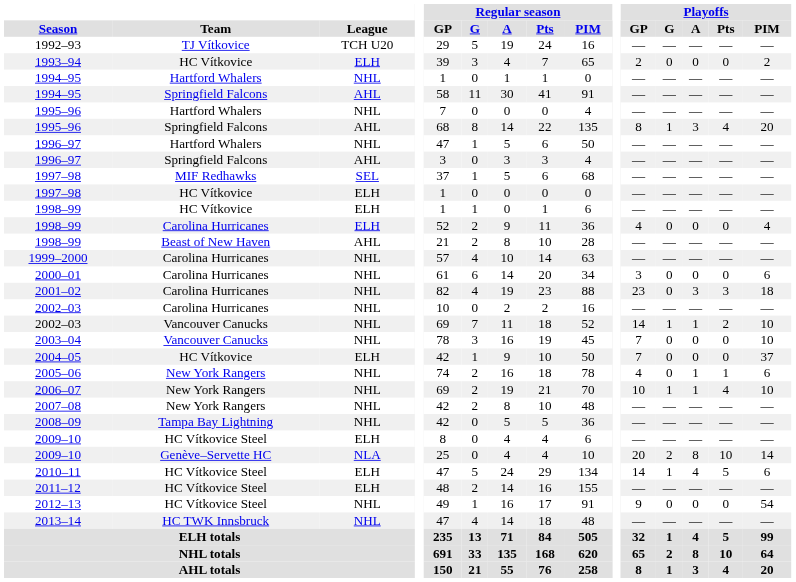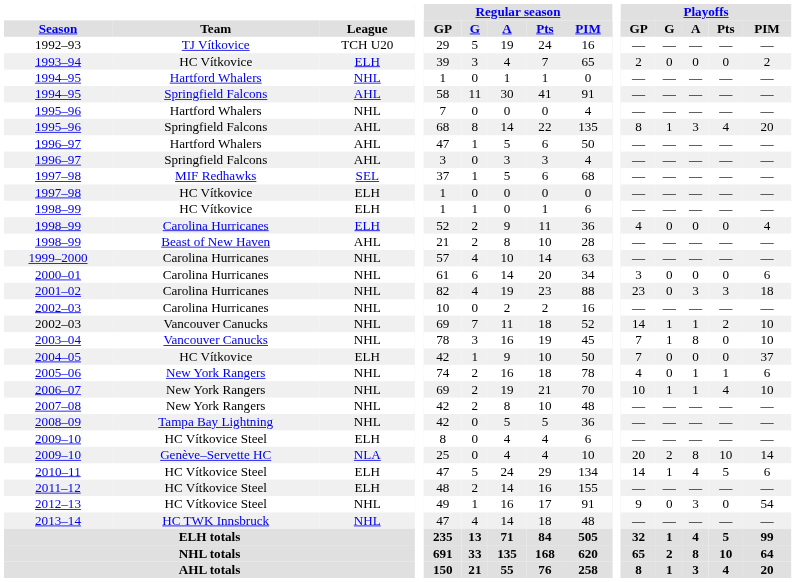(367, 143) NHL -> (367, 143) AHL
(669, 340) 0 -> (669, 340) 1
(696, 340) 0 -> (696, 340) 8
(696, 504) 0 -> (696, 504) 3
